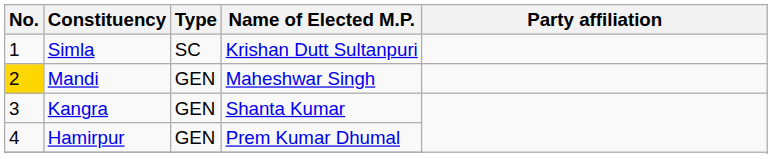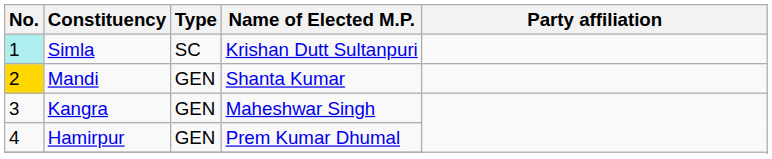(14, 49) no background -> (14, 49) paleturquoise background
(300, 79) Maheshwar Singh -> (285, 79) Shanta Kumar
(285, 108) Shanta Kumar -> (300, 108) Maheshwar Singh
